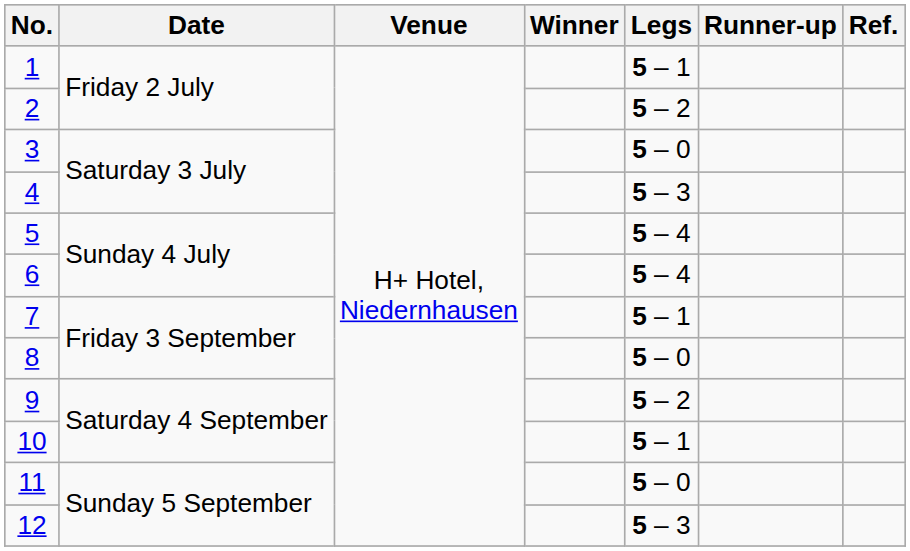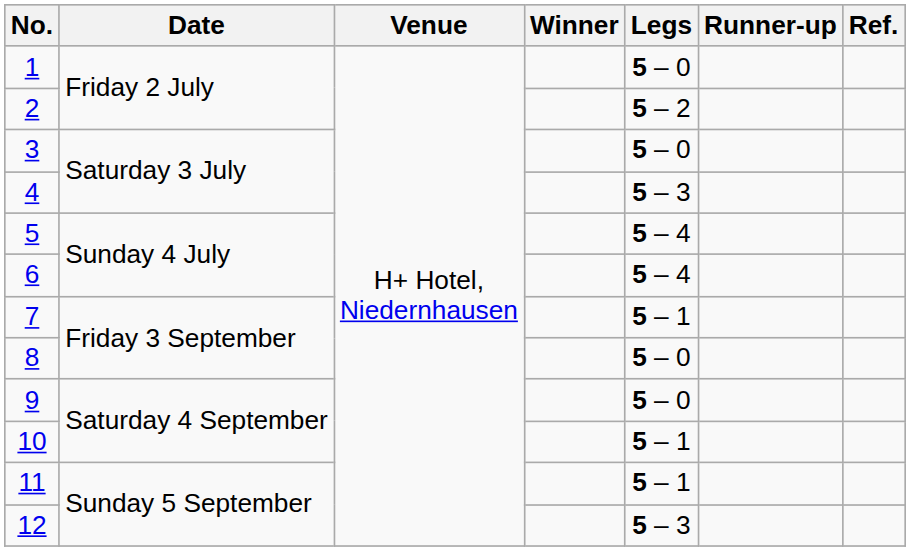(661, 66) 5 – 1 -> (661, 66) 5 – 0
(661, 399) 5 – 2 -> (661, 399) 5 – 0
(661, 483) 5 – 0 -> (661, 483) 5 – 1
